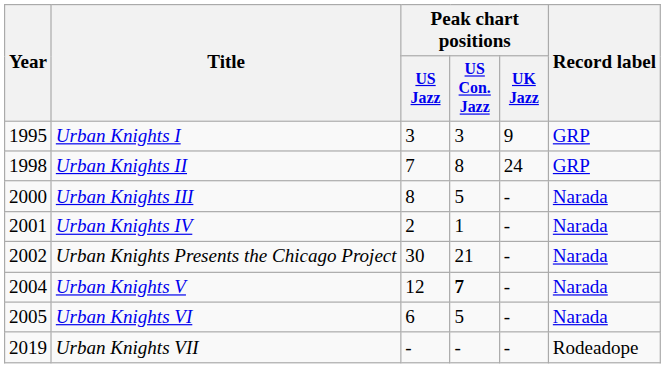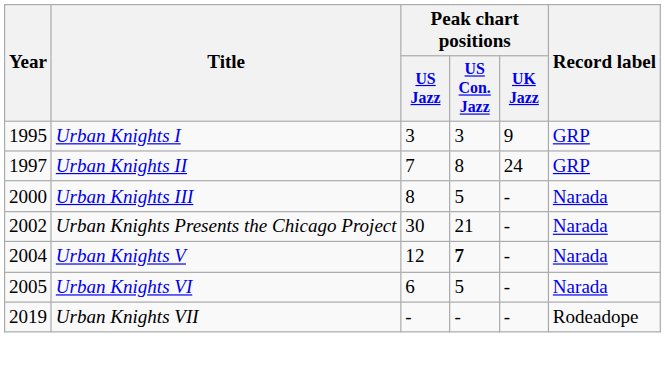(28, 166) 1998 -> (28, 166) 1997
- row: (124, 226)
